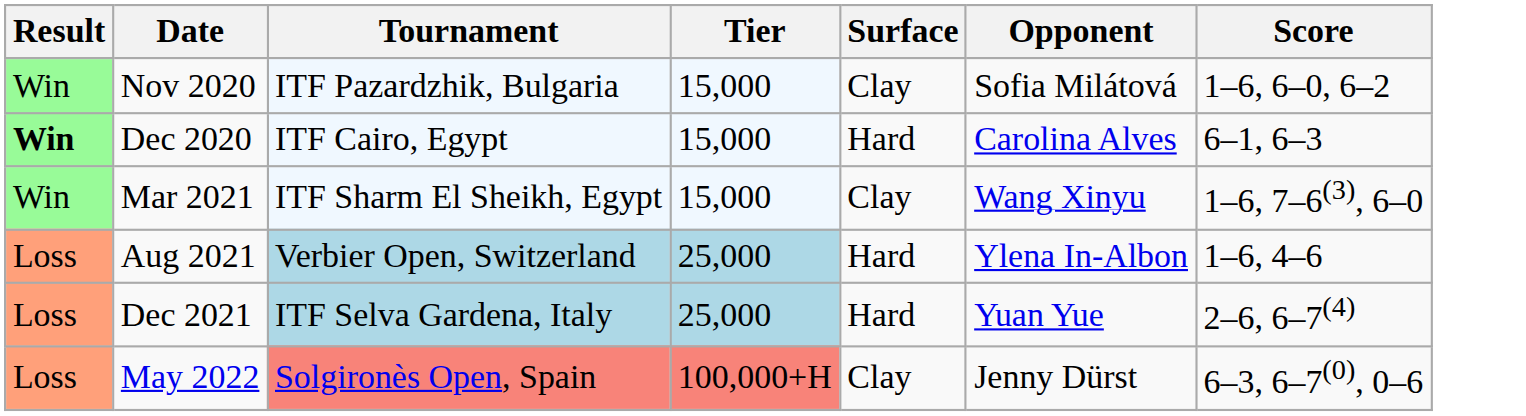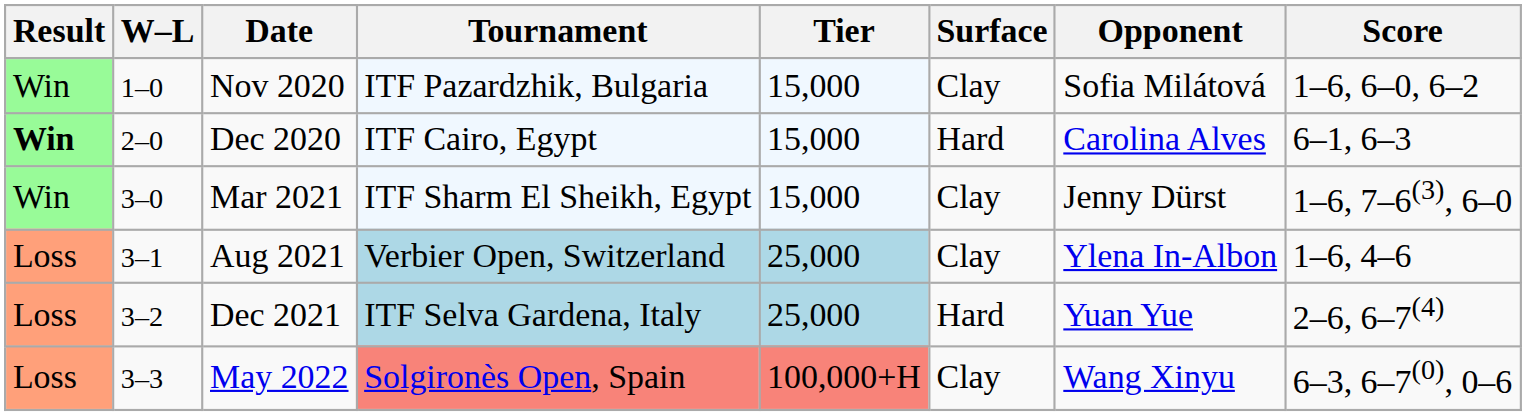+ column: (158, 31)
(1060, 197) Wang Xinyu -> (1145, 197) Jenny Dürst
(881, 255) Hard -> (969, 255) Clay
(1056, 377) Jenny Dürst -> (1149, 377) Wang Xinyu
